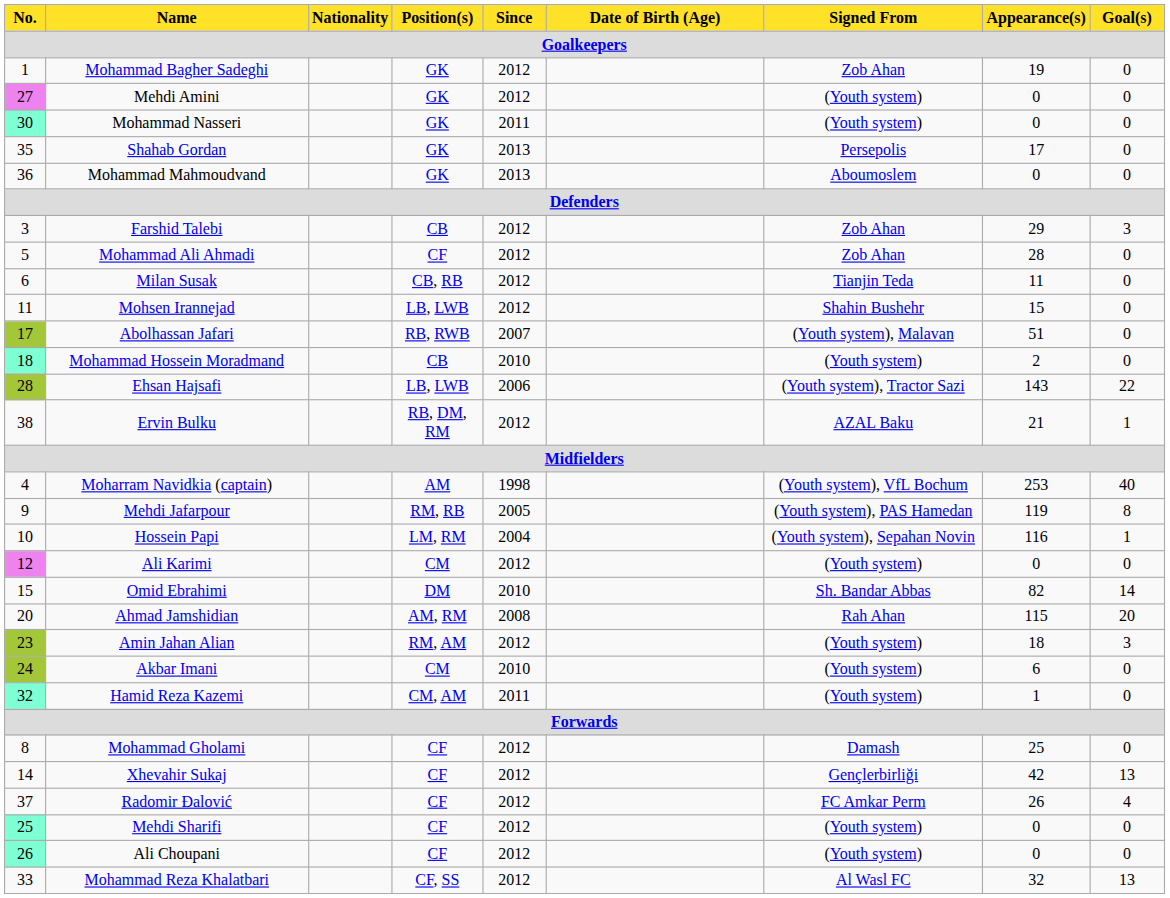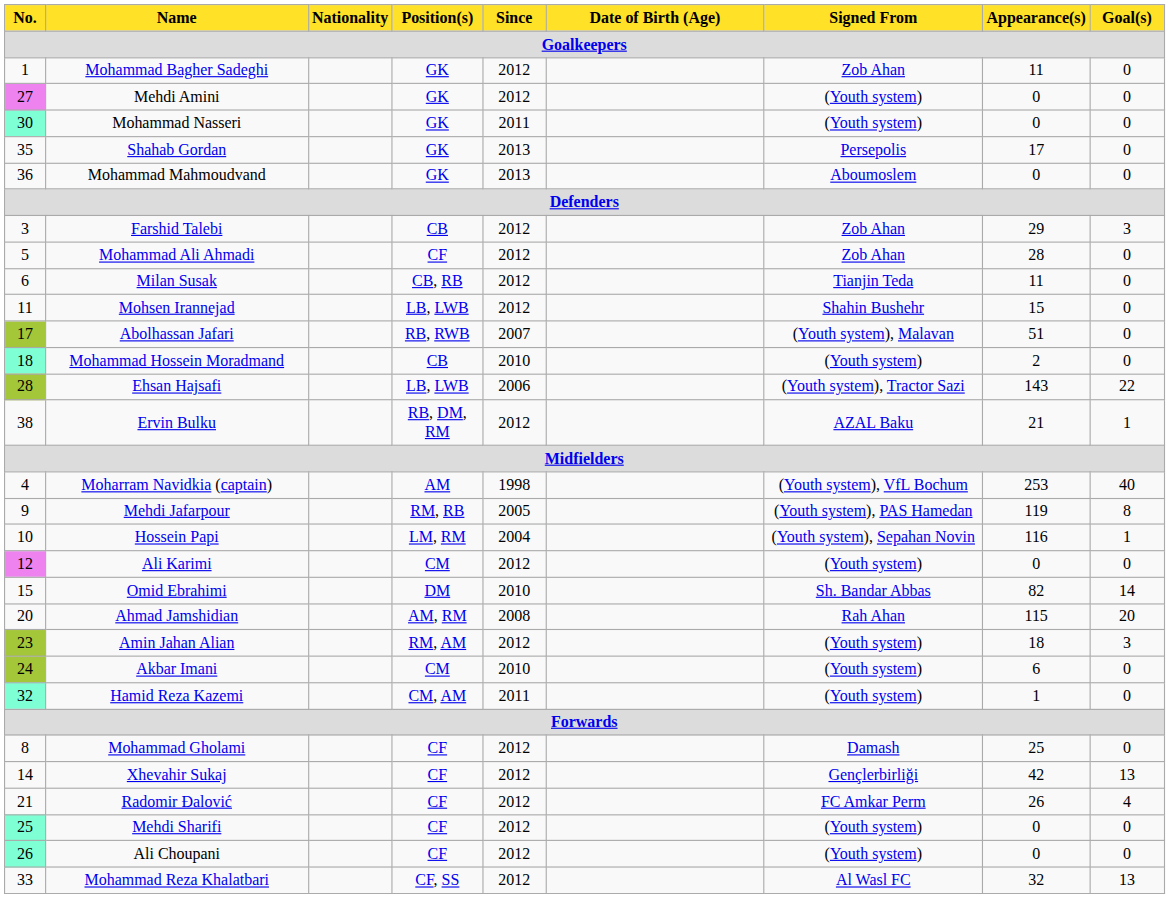(1036, 70) 19 -> (1036, 70) 11
(25, 801) 37 -> (25, 801) 21
